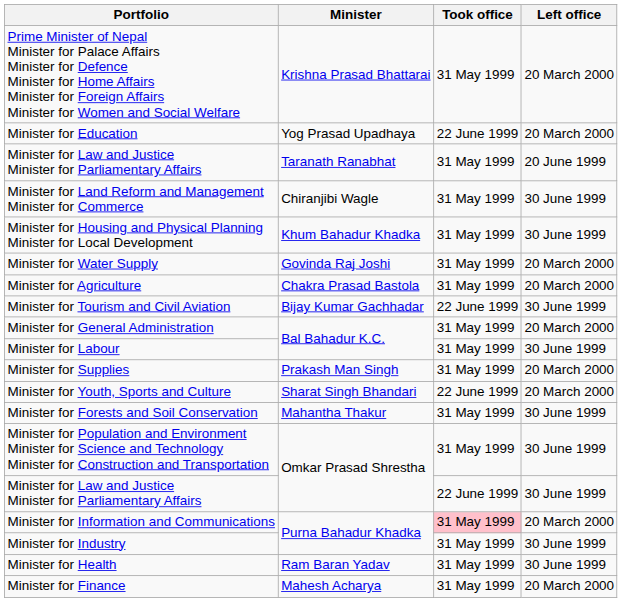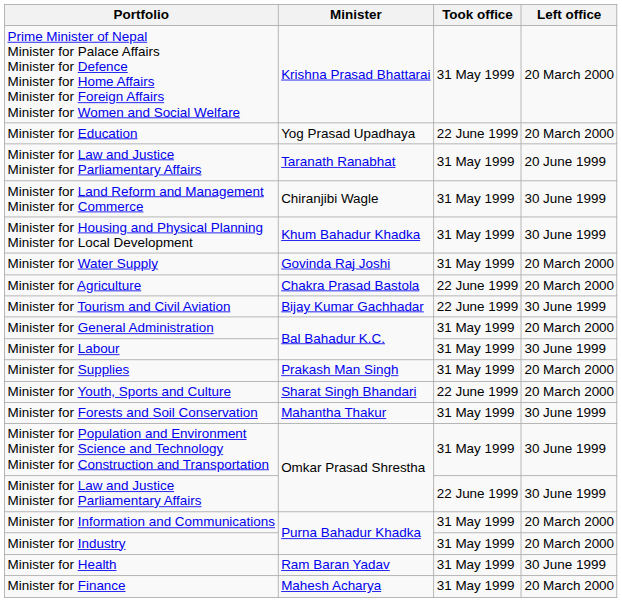(476, 285) 31 May 1999 -> (477, 285) 22 June 1999
(476, 522) pink background -> (476, 522) no background
(565, 543) 30 June 1999 -> (569, 543) 20 March 2000
